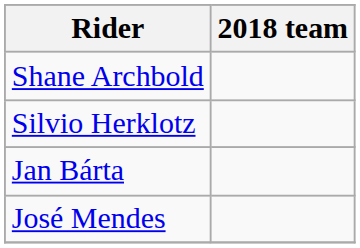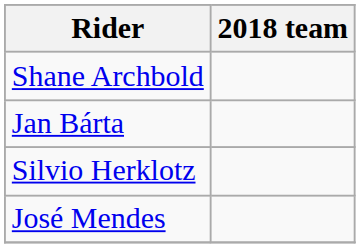rows swapped: (68, 170) <-> (104, 123)
